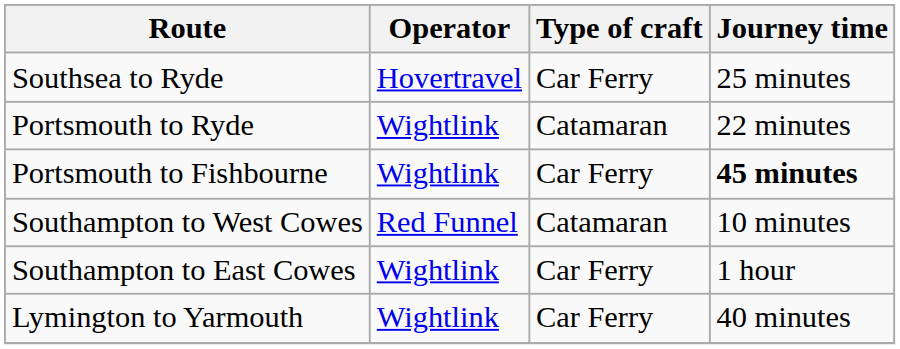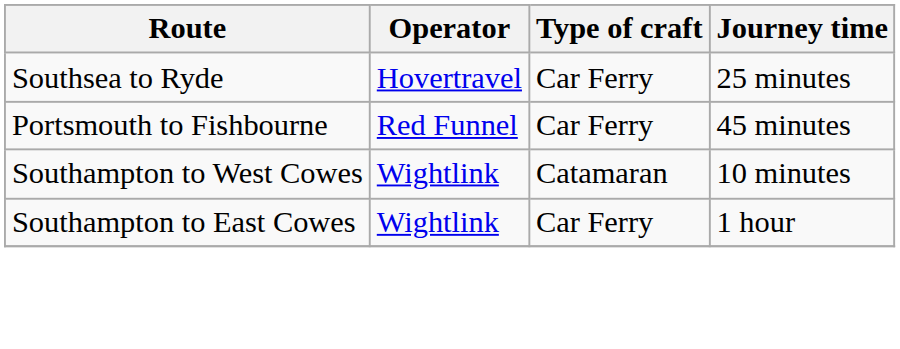- row: (133, 125)
(438, 173) Wightlink -> (447, 125) Red Funnel
(787, 173) bold -> (784, 125) normal
(447, 221) Red Funnel -> (438, 173) Wightlink
- row: (158, 317)
